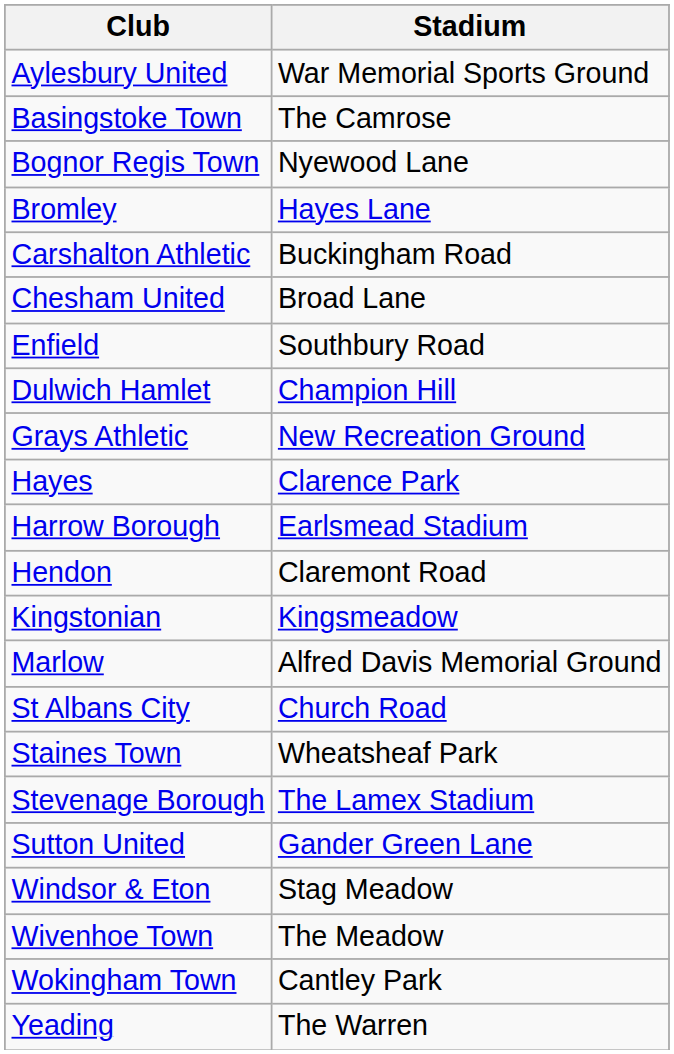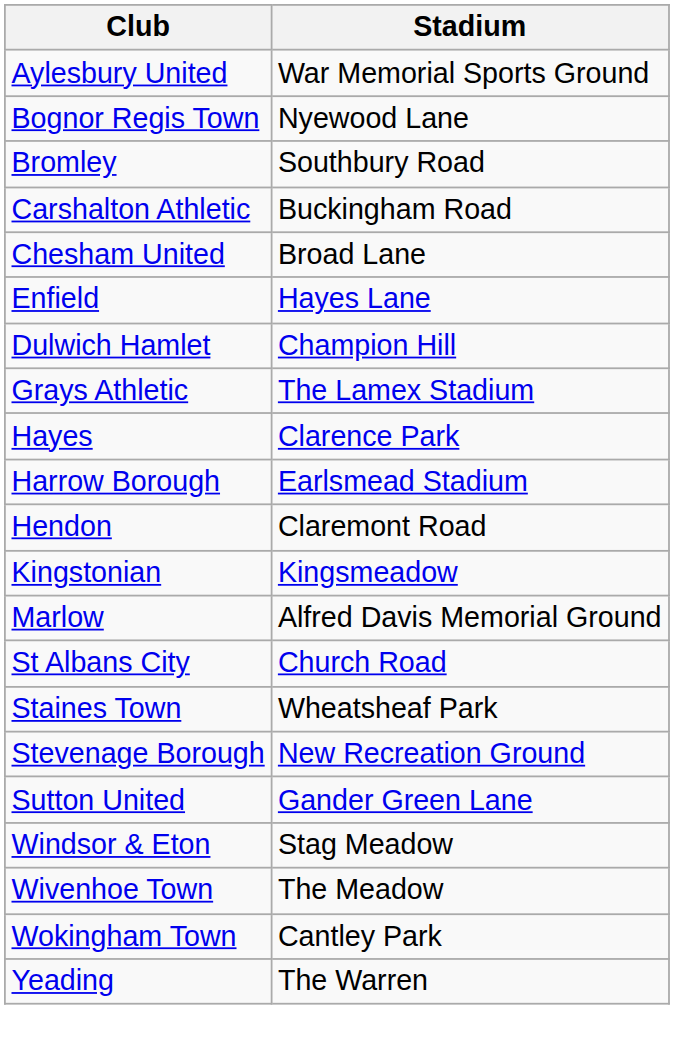- row: (127, 118)
(354, 208) Hayes Lane -> (381, 163) Southbury Road
(381, 345) Southbury Road -> (354, 299) Hayes Lane
(432, 436) New Recreation Ground -> (406, 390) The Lamex Stadium
(406, 799) The Lamex Stadium -> (432, 753) New Recreation Ground
